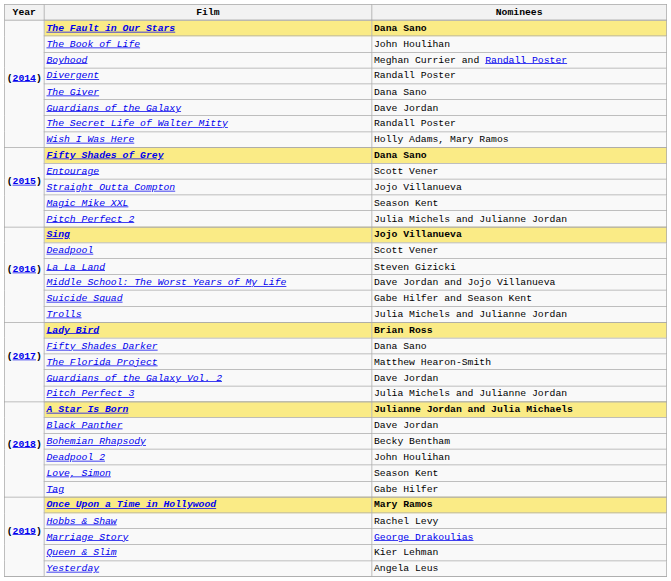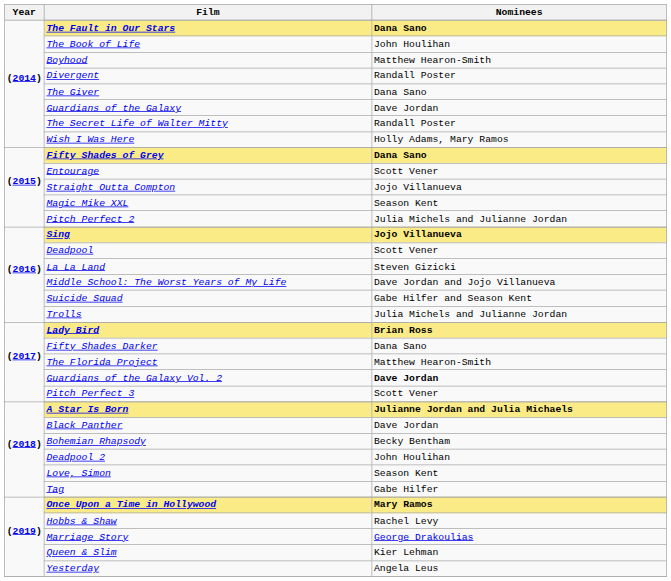(471, 60) Meghan Currier and Randall Poster -> (433, 60) Matthew Hearon-Smith
(406, 378) normal -> (406, 378) bold
(471, 394) Julia Michels and Julianne Jordan -> (406, 394) Scott Vener
